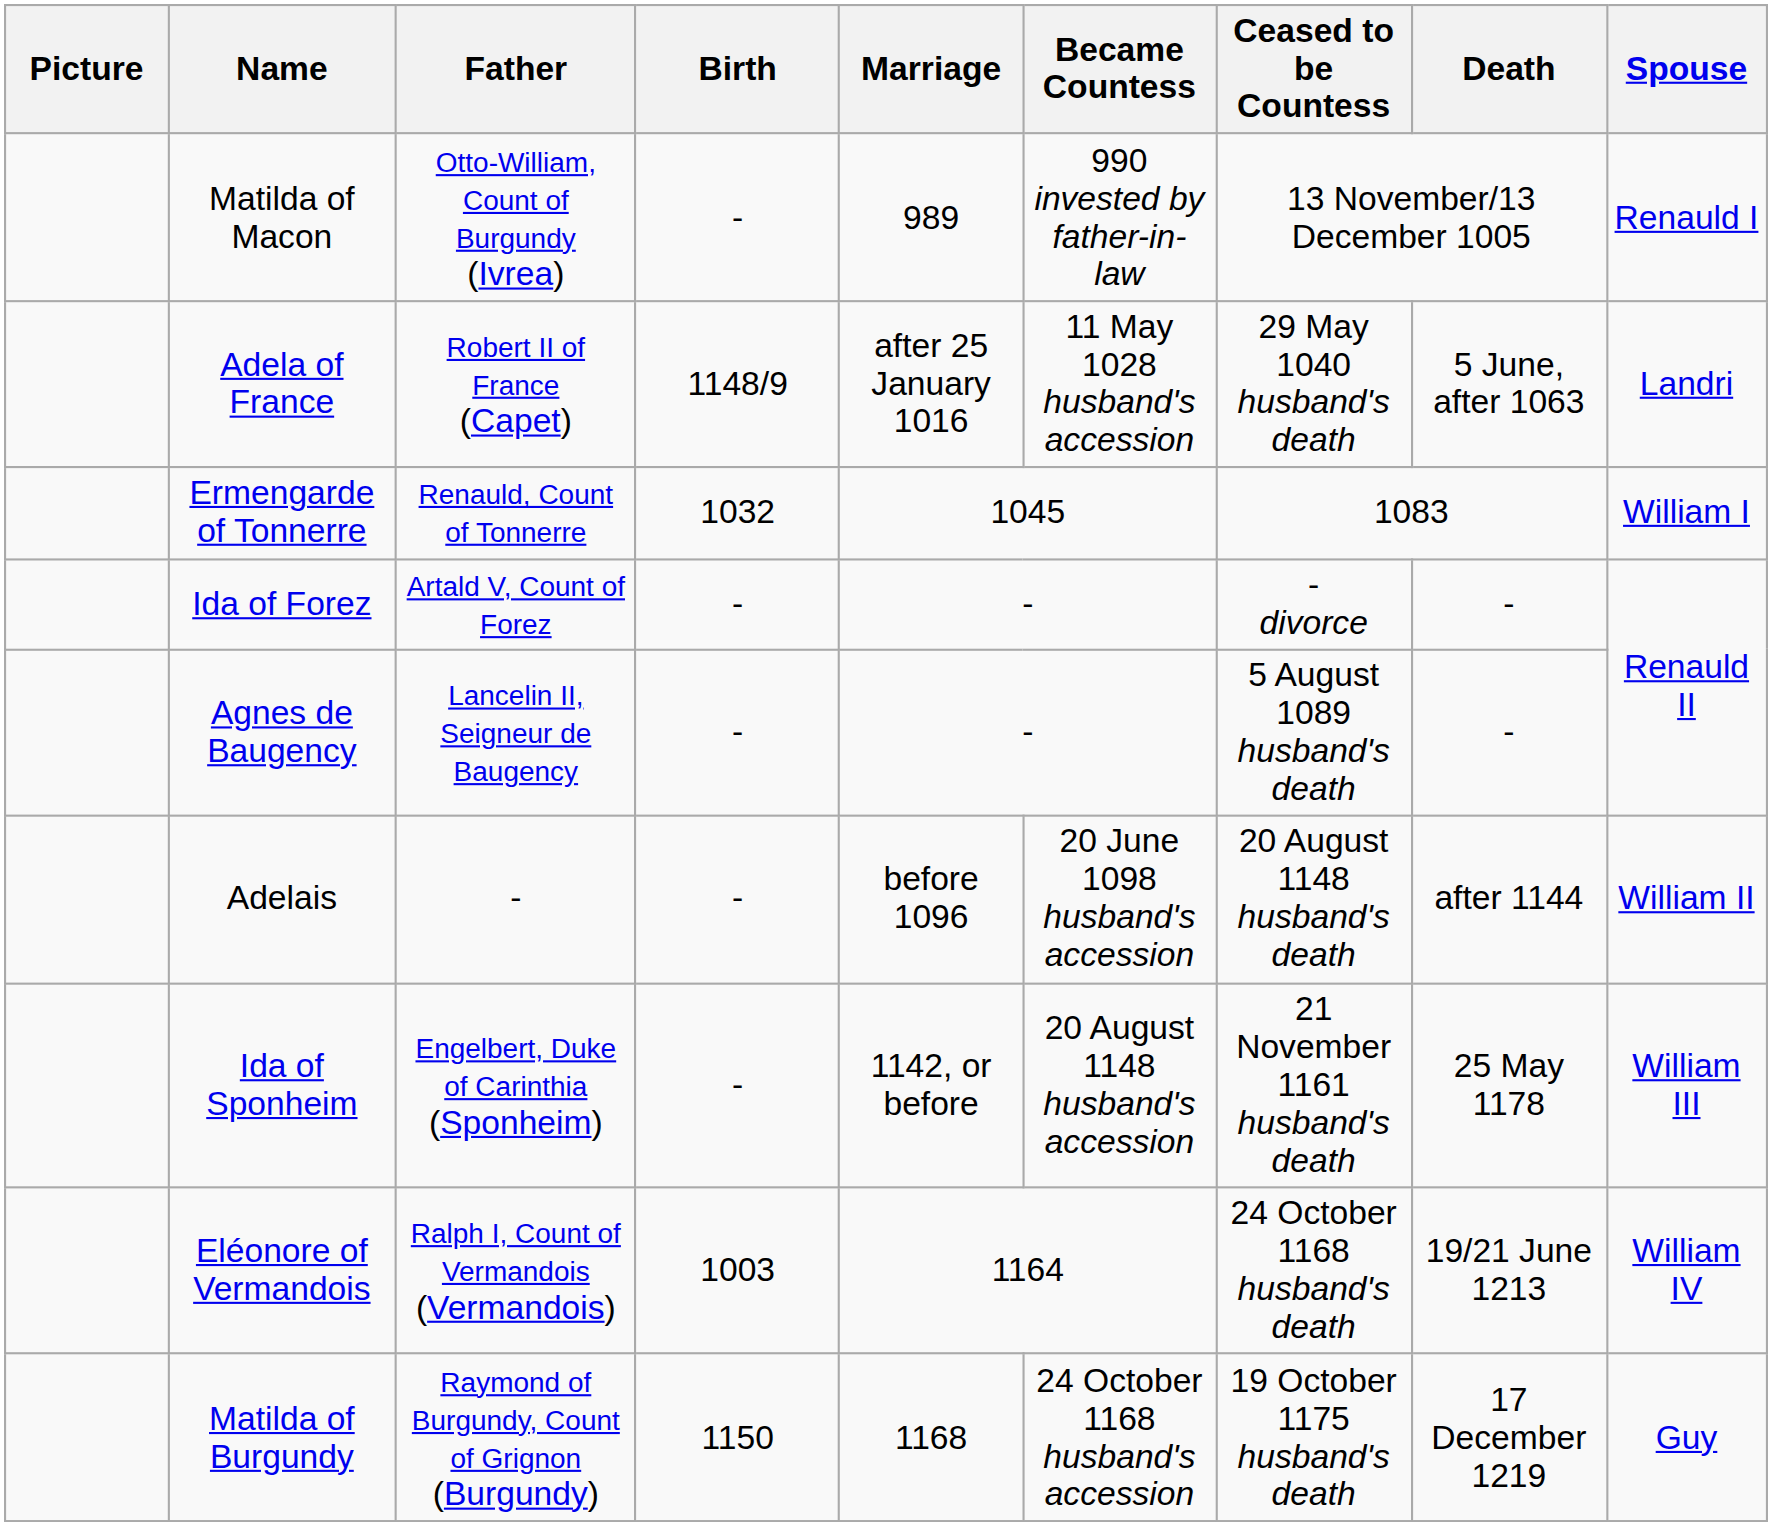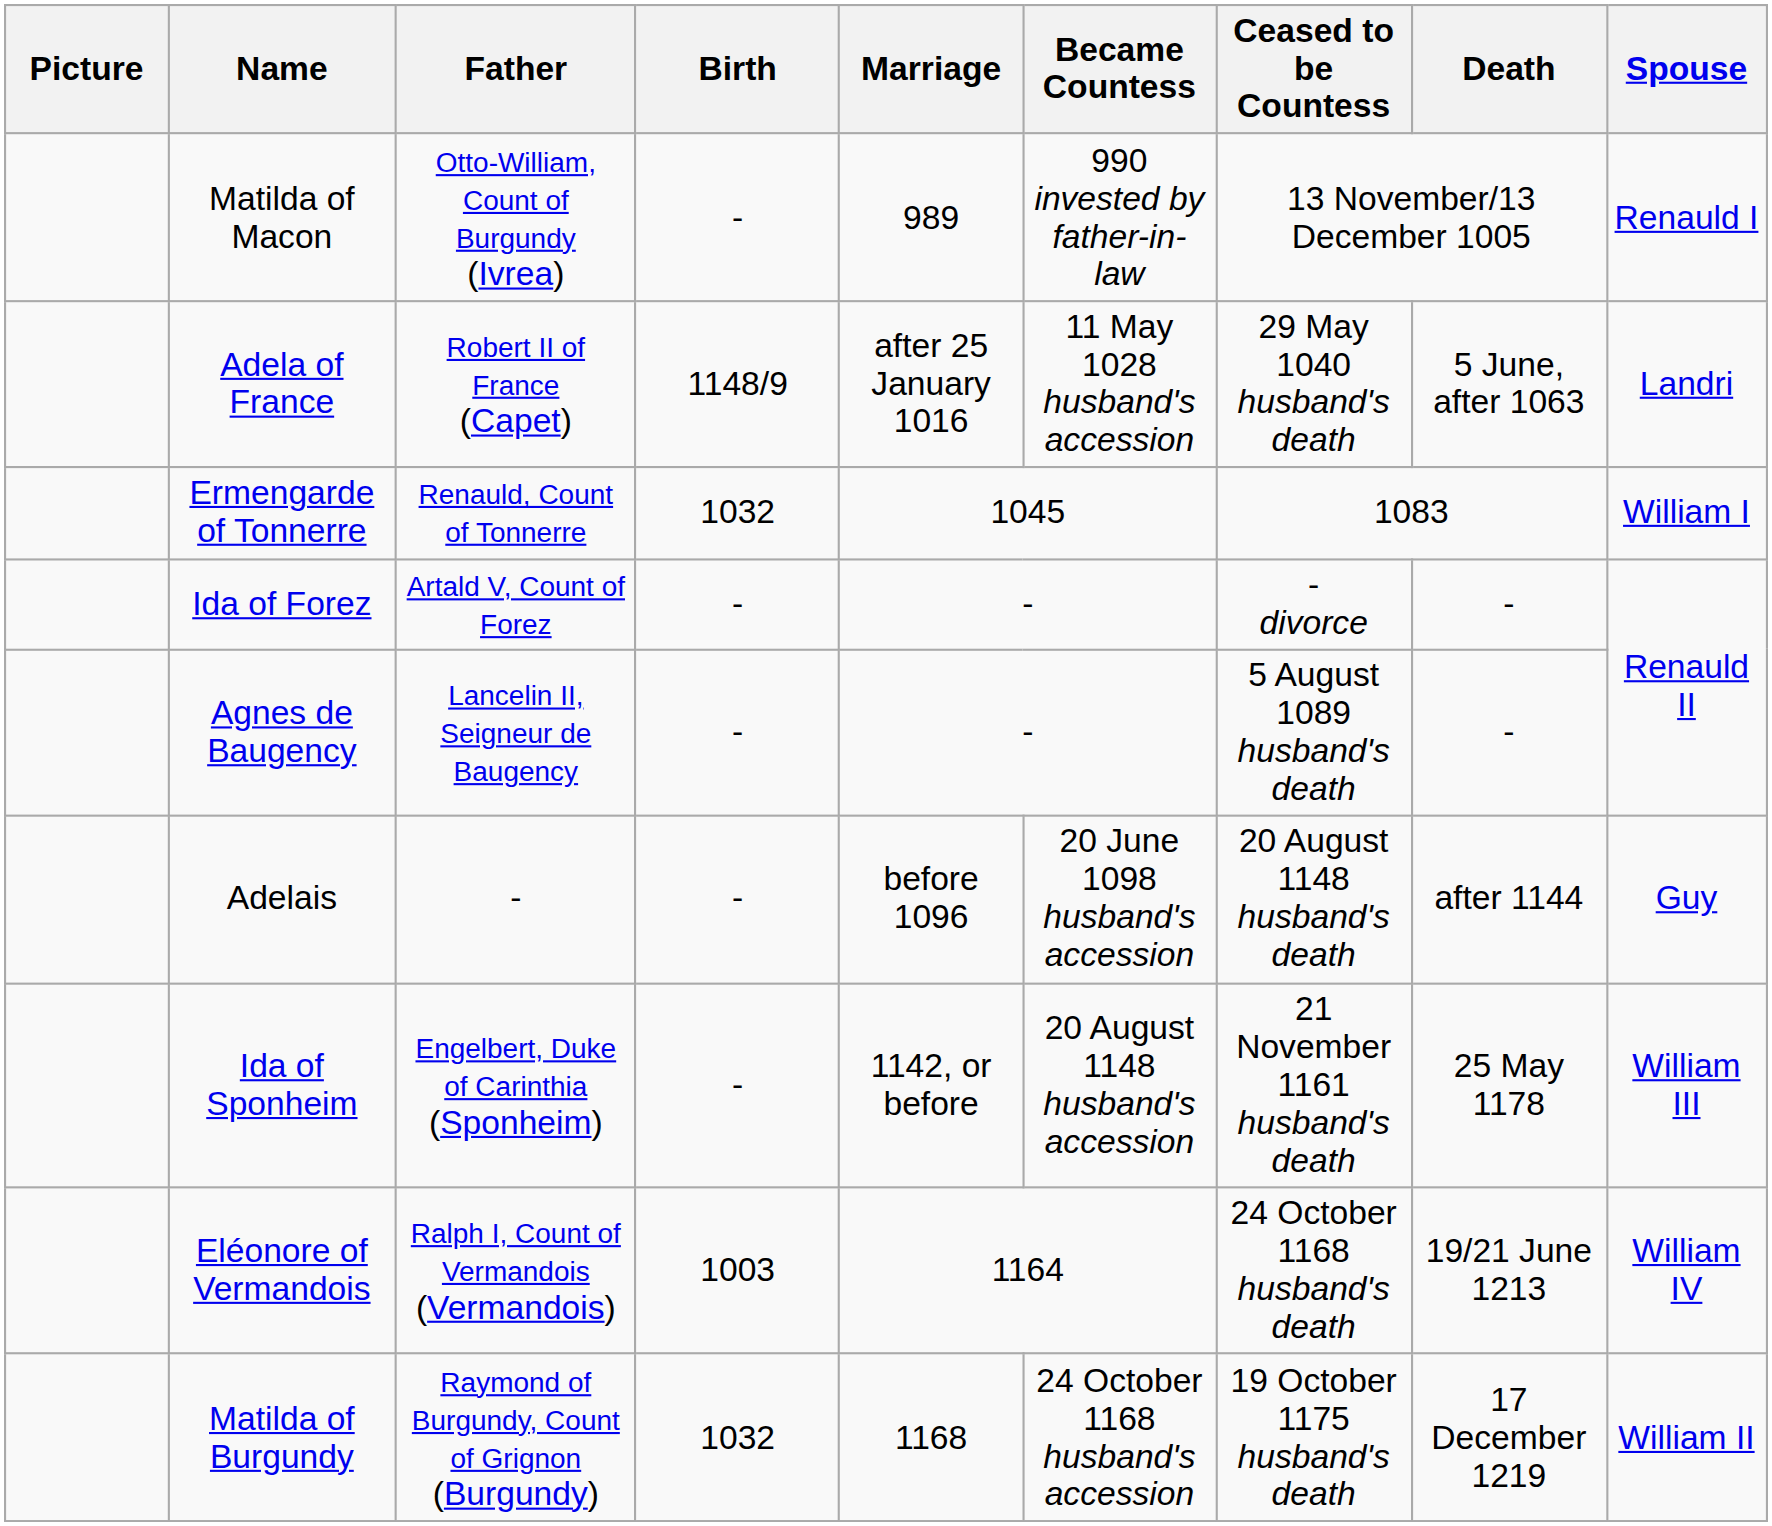(1686, 898) William II -> (1686, 898) Guy
(738, 1436) 1150 -> (738, 1436) 1032
(1686, 1436) Guy -> (1686, 1436) William II
